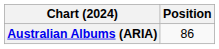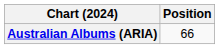(187, 33) 86 -> (187, 33) 66
